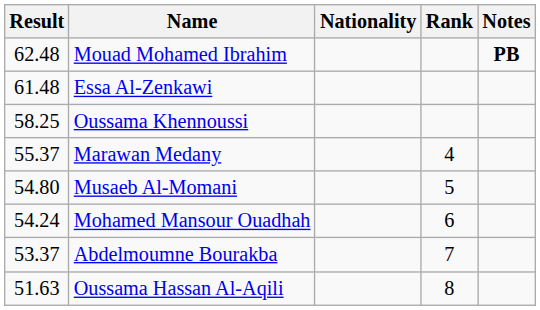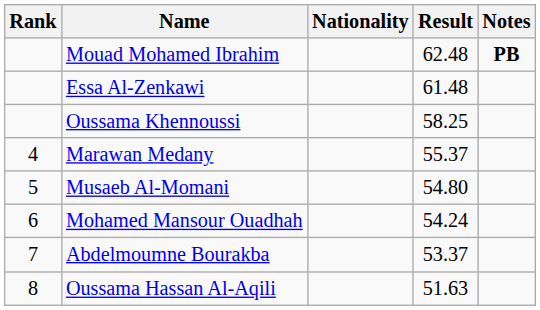columns swapped: (449, 21) <-> (37, 21)
